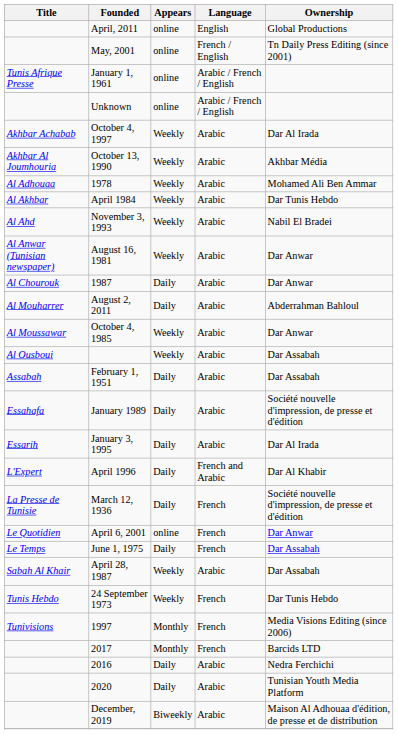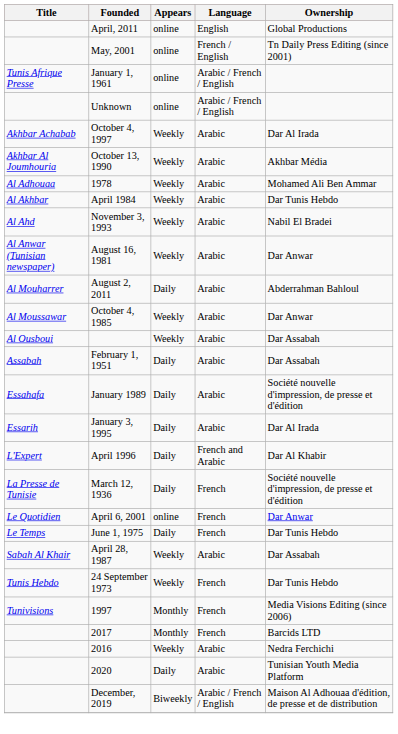- row: (33, 283)
(294, 549) Dar Assabah -> (303, 533) Dar Tunis Hebdo
(165, 665) Daily -> (169, 649) Weekly
(211, 715) Arabic -> (229, 698) Arabic / French / English
